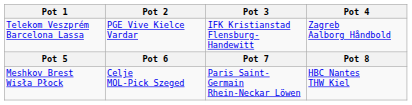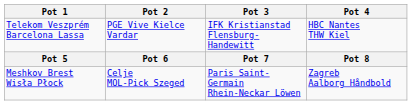(350, 30) Zagreb Aalborg Håndbold -> (334, 30) HBC Nantes THW Kiel
(334, 78) HBC Nantes THW Kiel -> (350, 78) Zagreb Aalborg Håndbold
